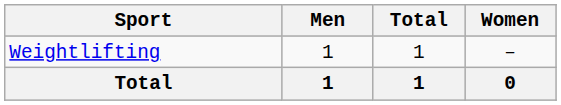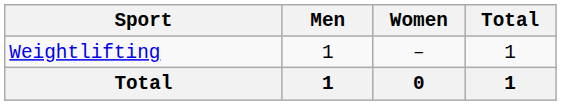columns swapped: (510, 21) <-> (419, 21)
